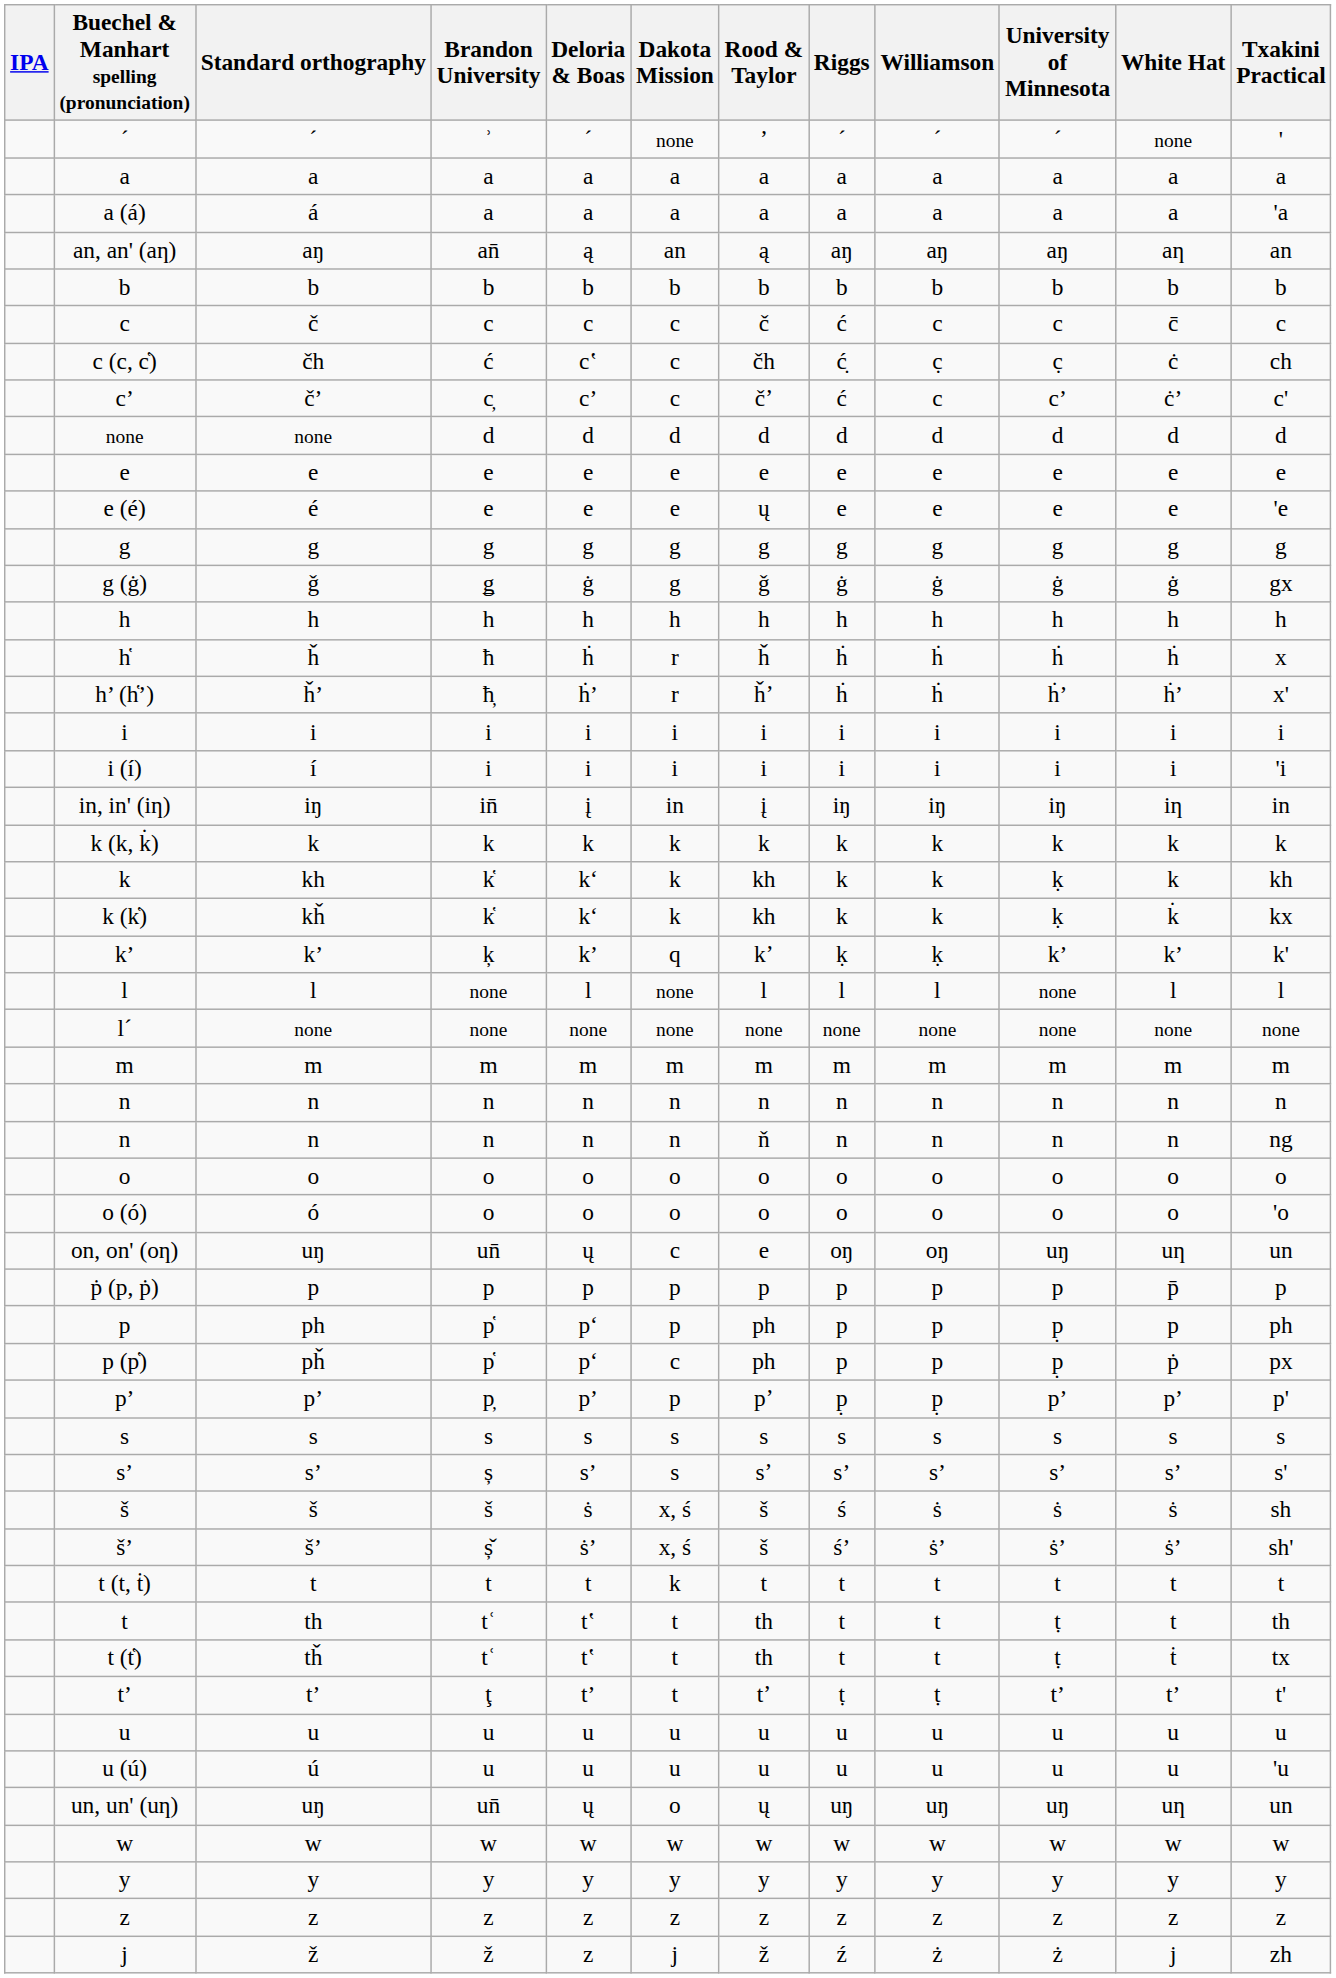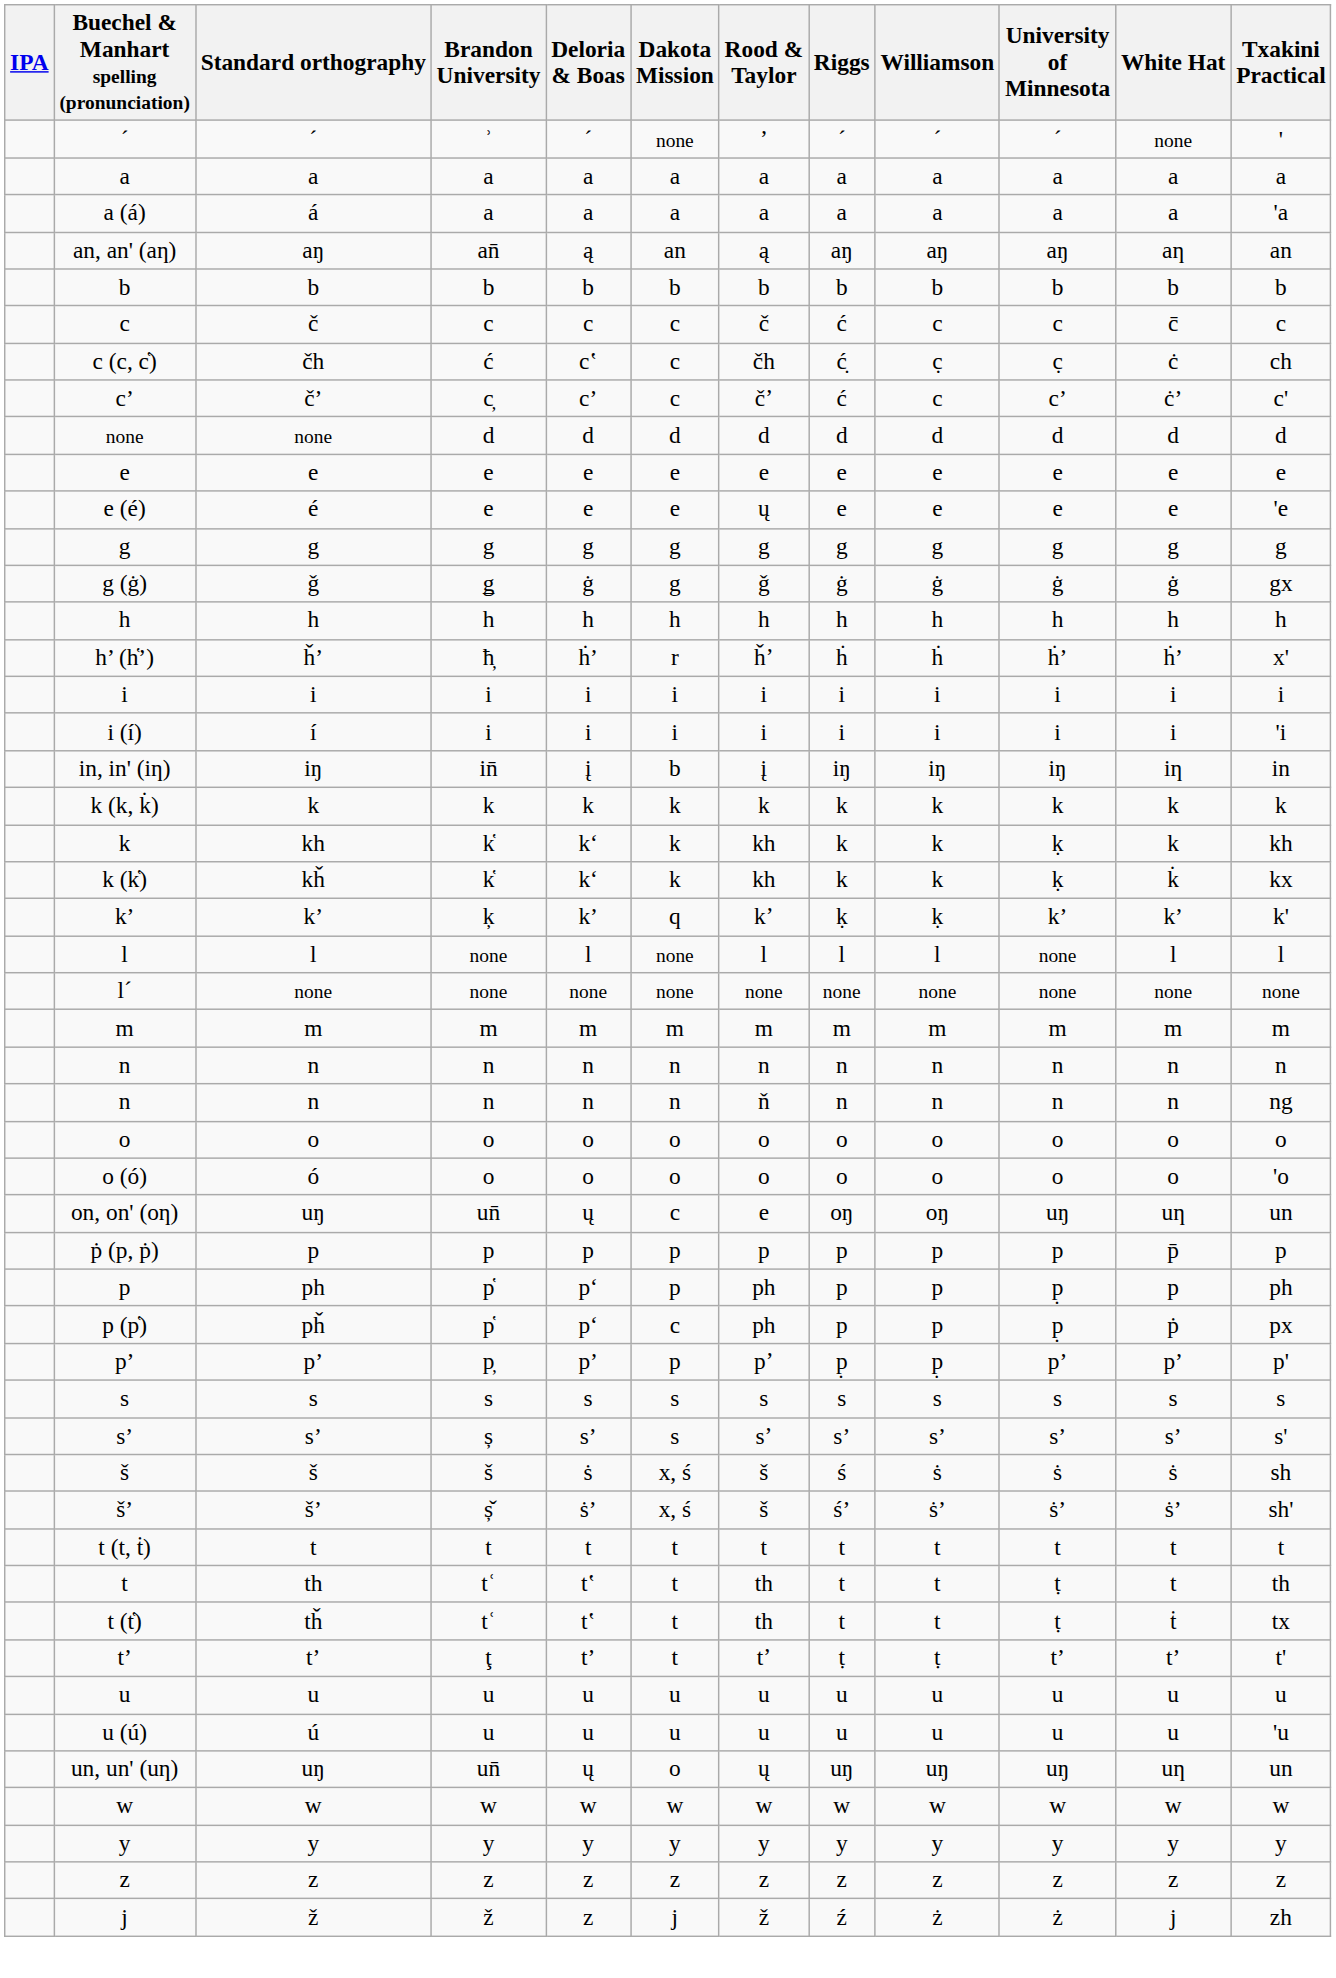- row: (125, 657)
(675, 805) in -> (675, 768) b
(675, 1583) k -> (675, 1546) t
